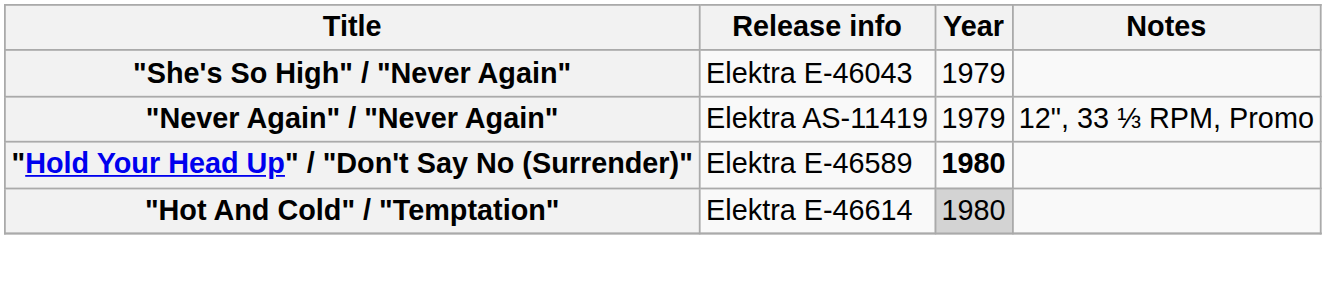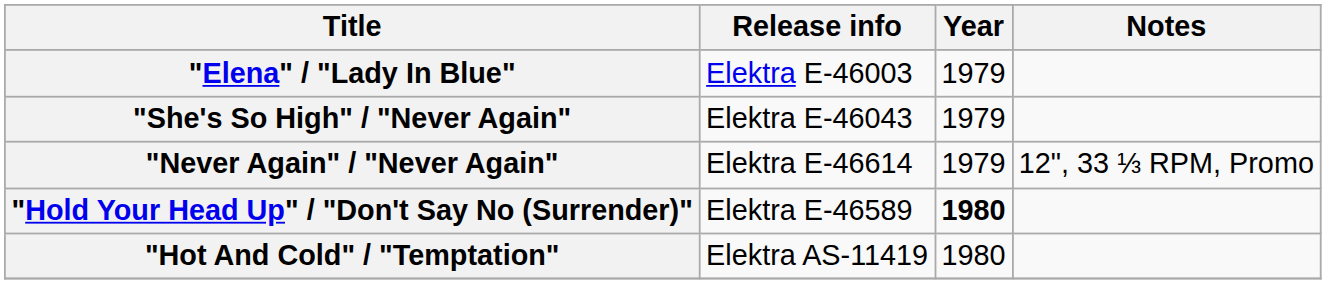+ row: (352, 73)
(817, 118) Elektra AS-11419 -> (809, 164) Elektra E-46614
(809, 210) Elektra E-46614 -> (817, 255) Elektra AS-11419
(973, 210) lightgrey background -> (973, 255) no background
